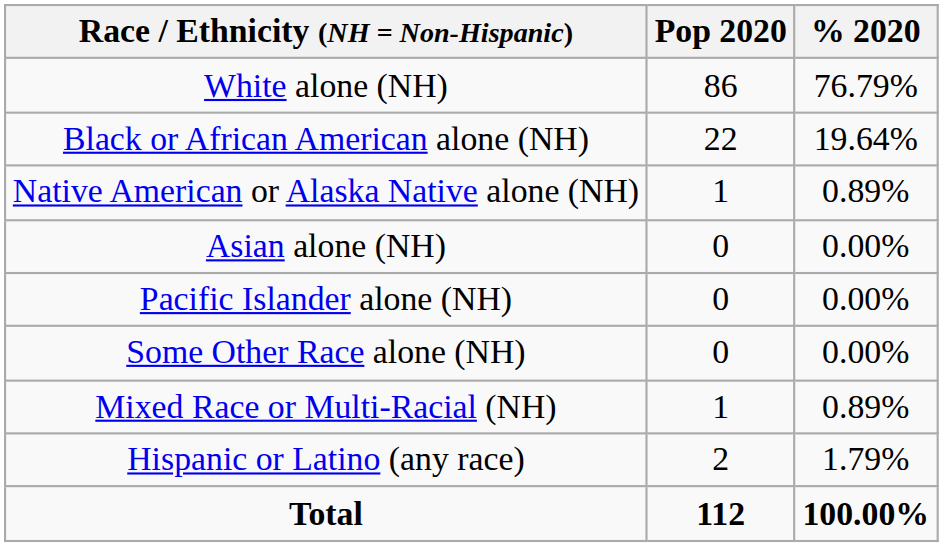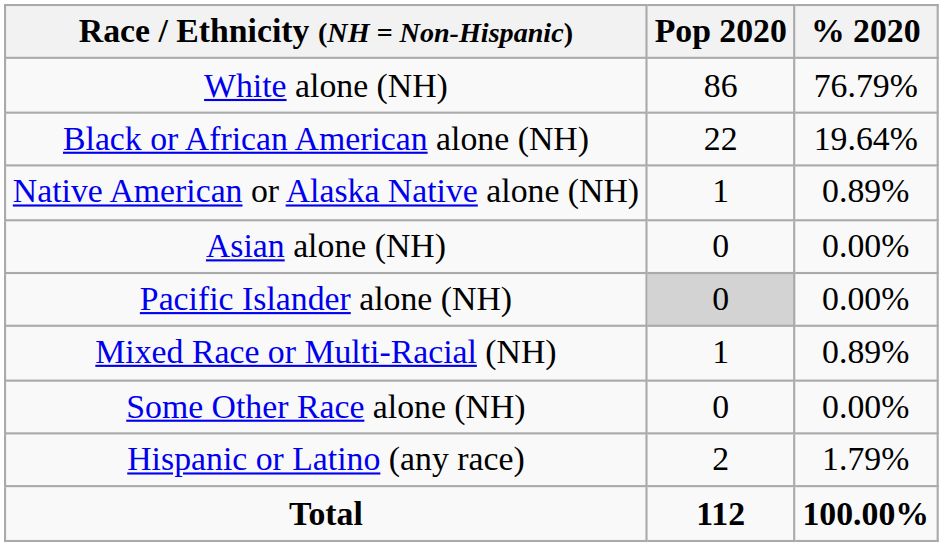(721, 298) no background -> (721, 298) lightgrey background
rows swapped: (326, 352) <-> (326, 406)
